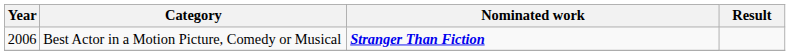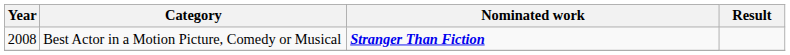(22, 38) 2006 -> (22, 38) 2008
